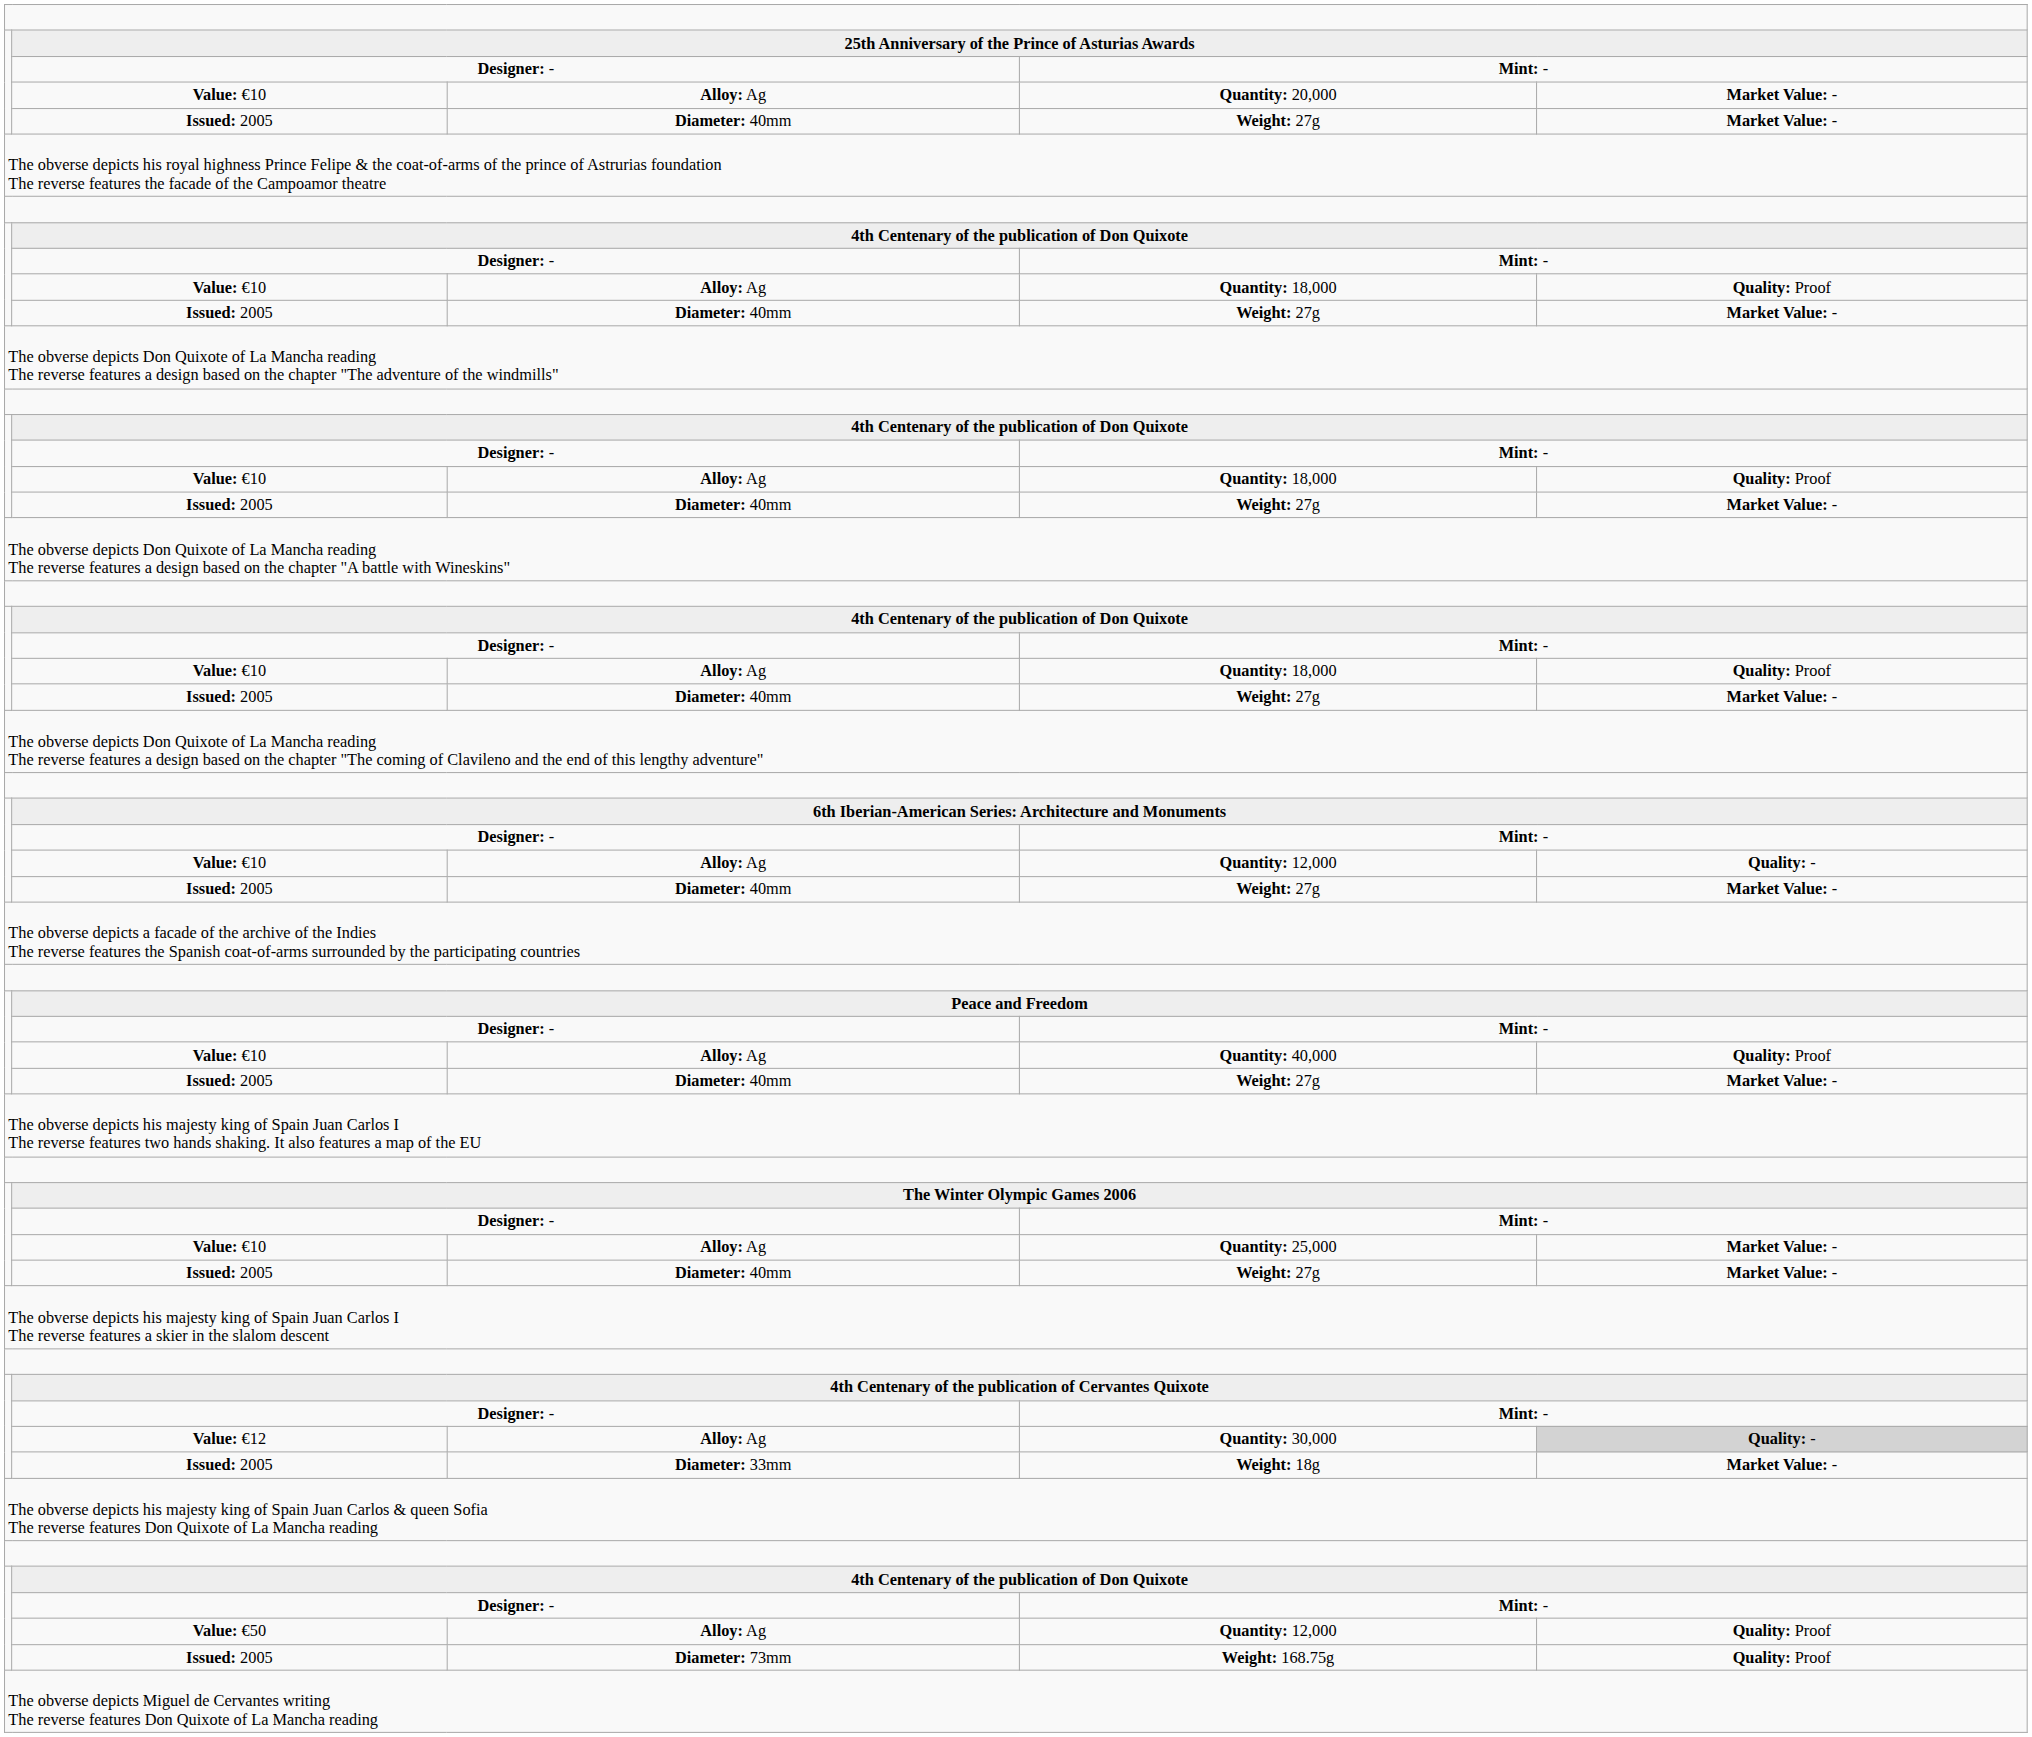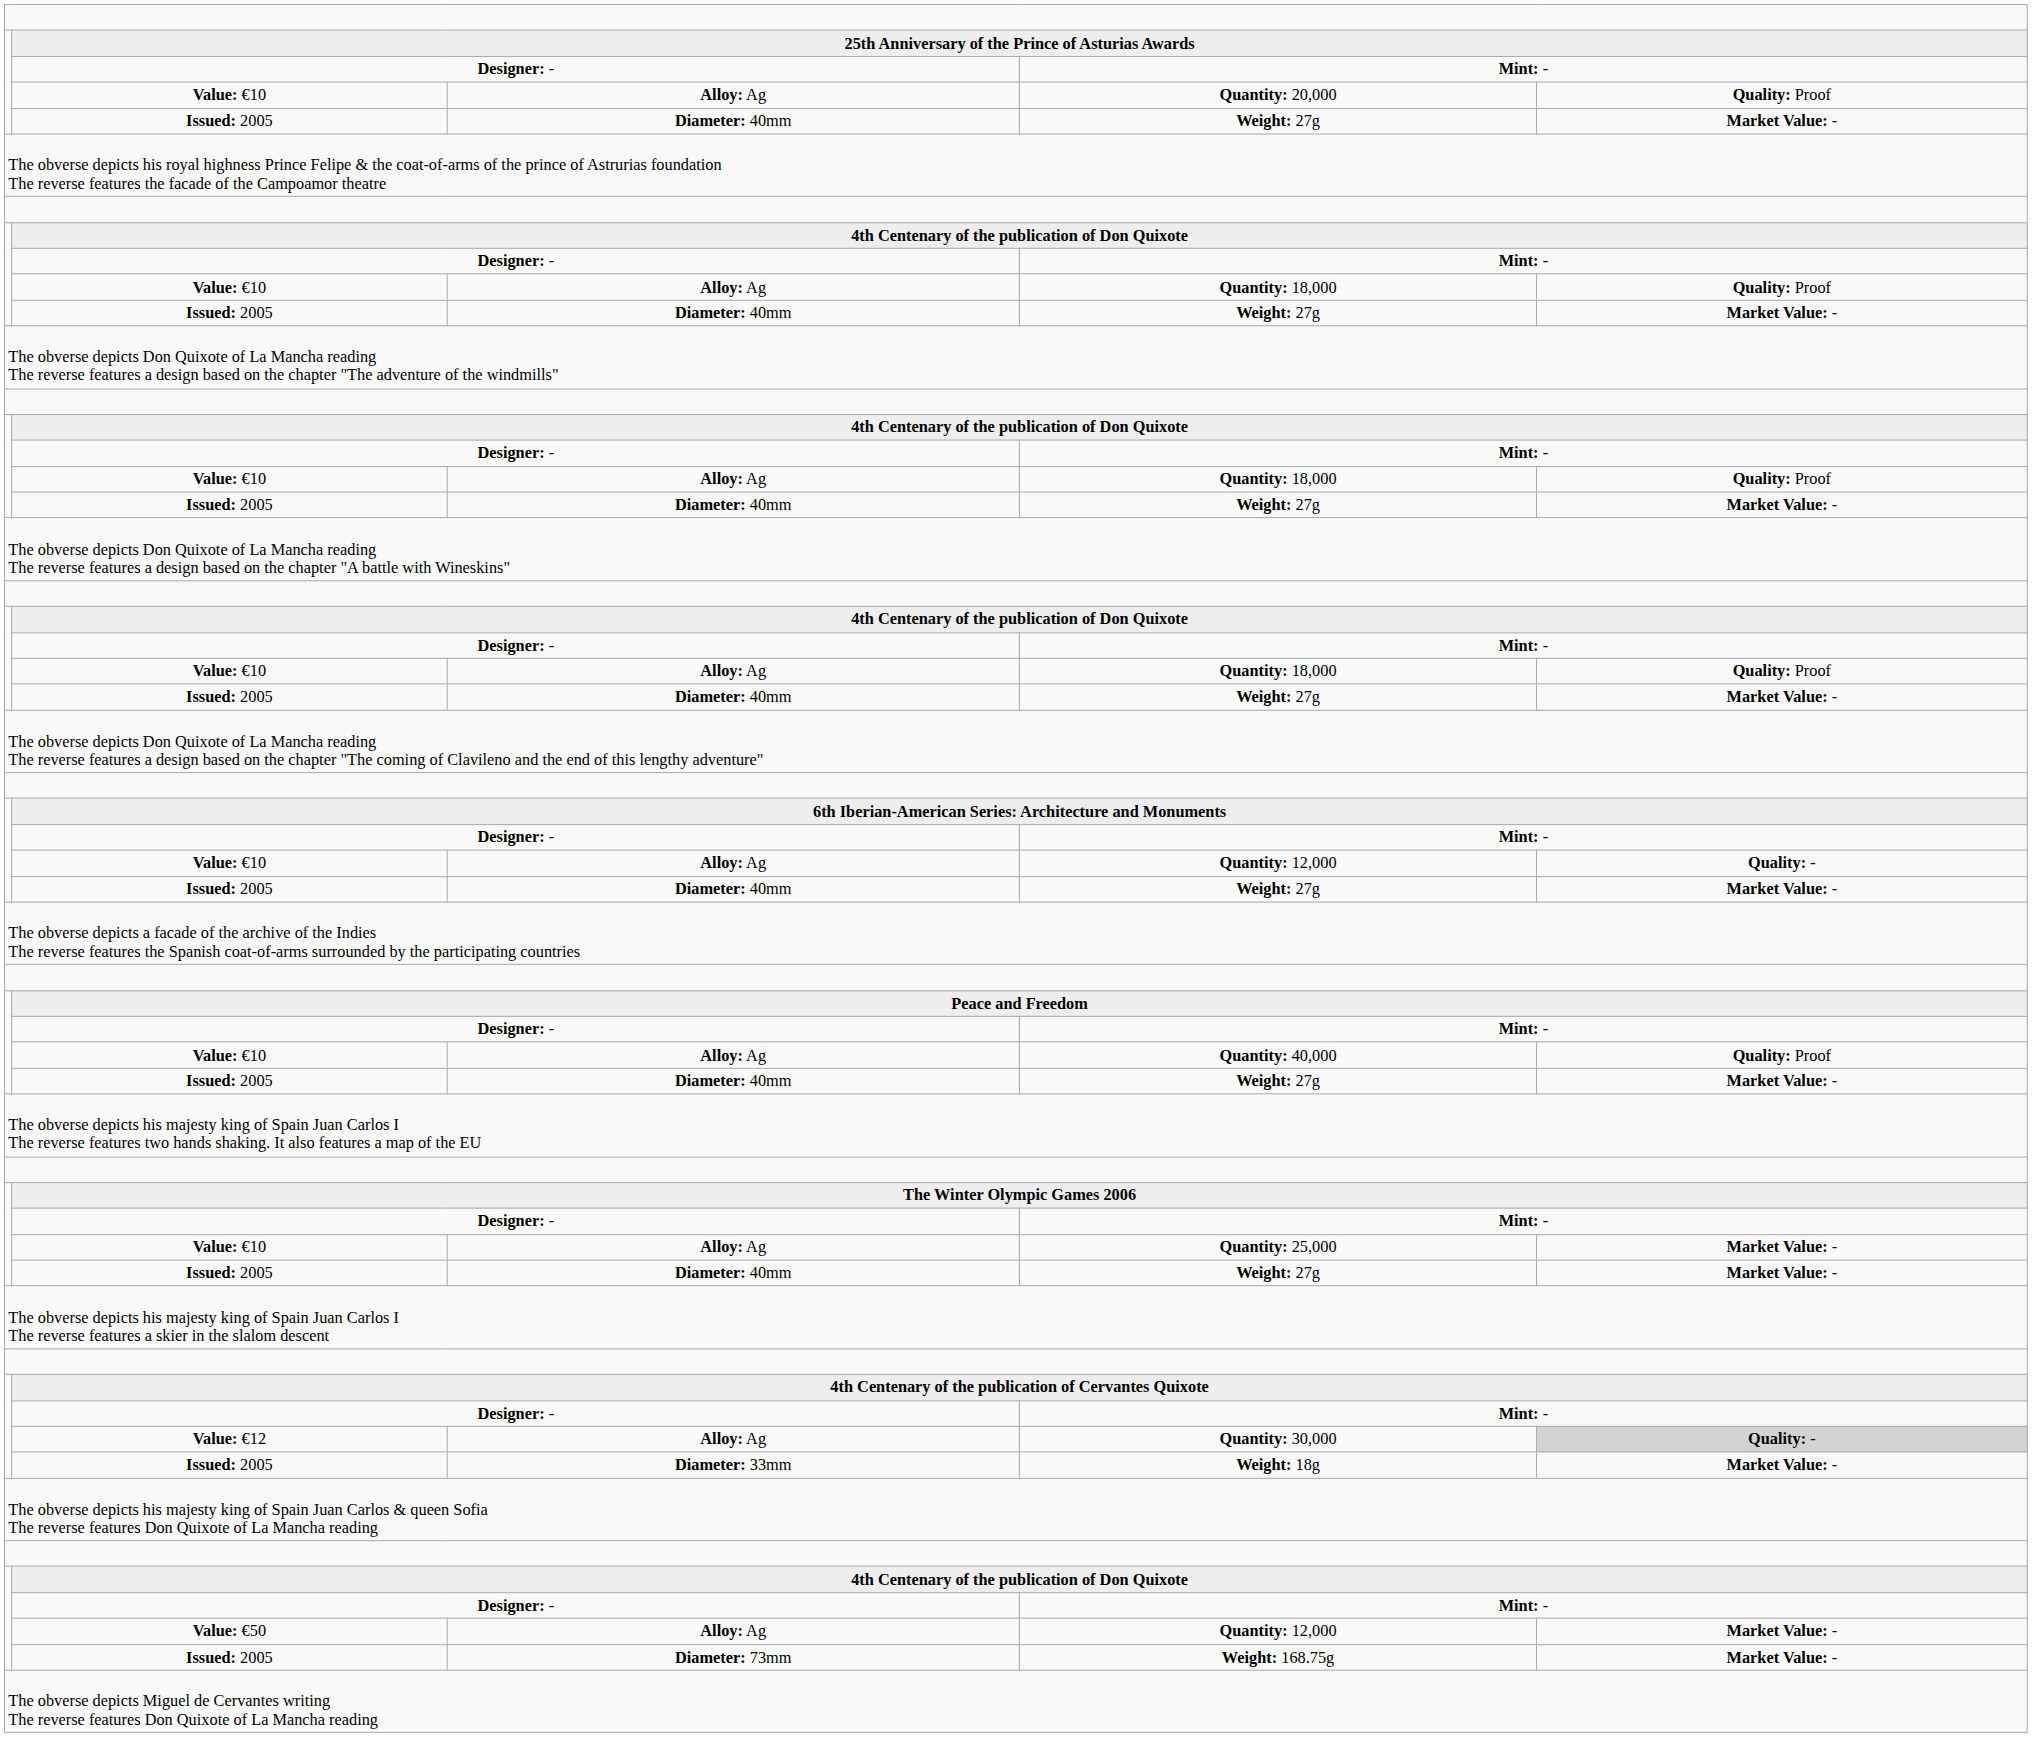(1782, 95) Market Value: - -> (1782, 95) Quality: Proof
(1782, 1631) Quality: Proof -> (1782, 1631) Market Value: -
(1782, 1657) Quality: Proof -> (1782, 1657) Market Value: -
